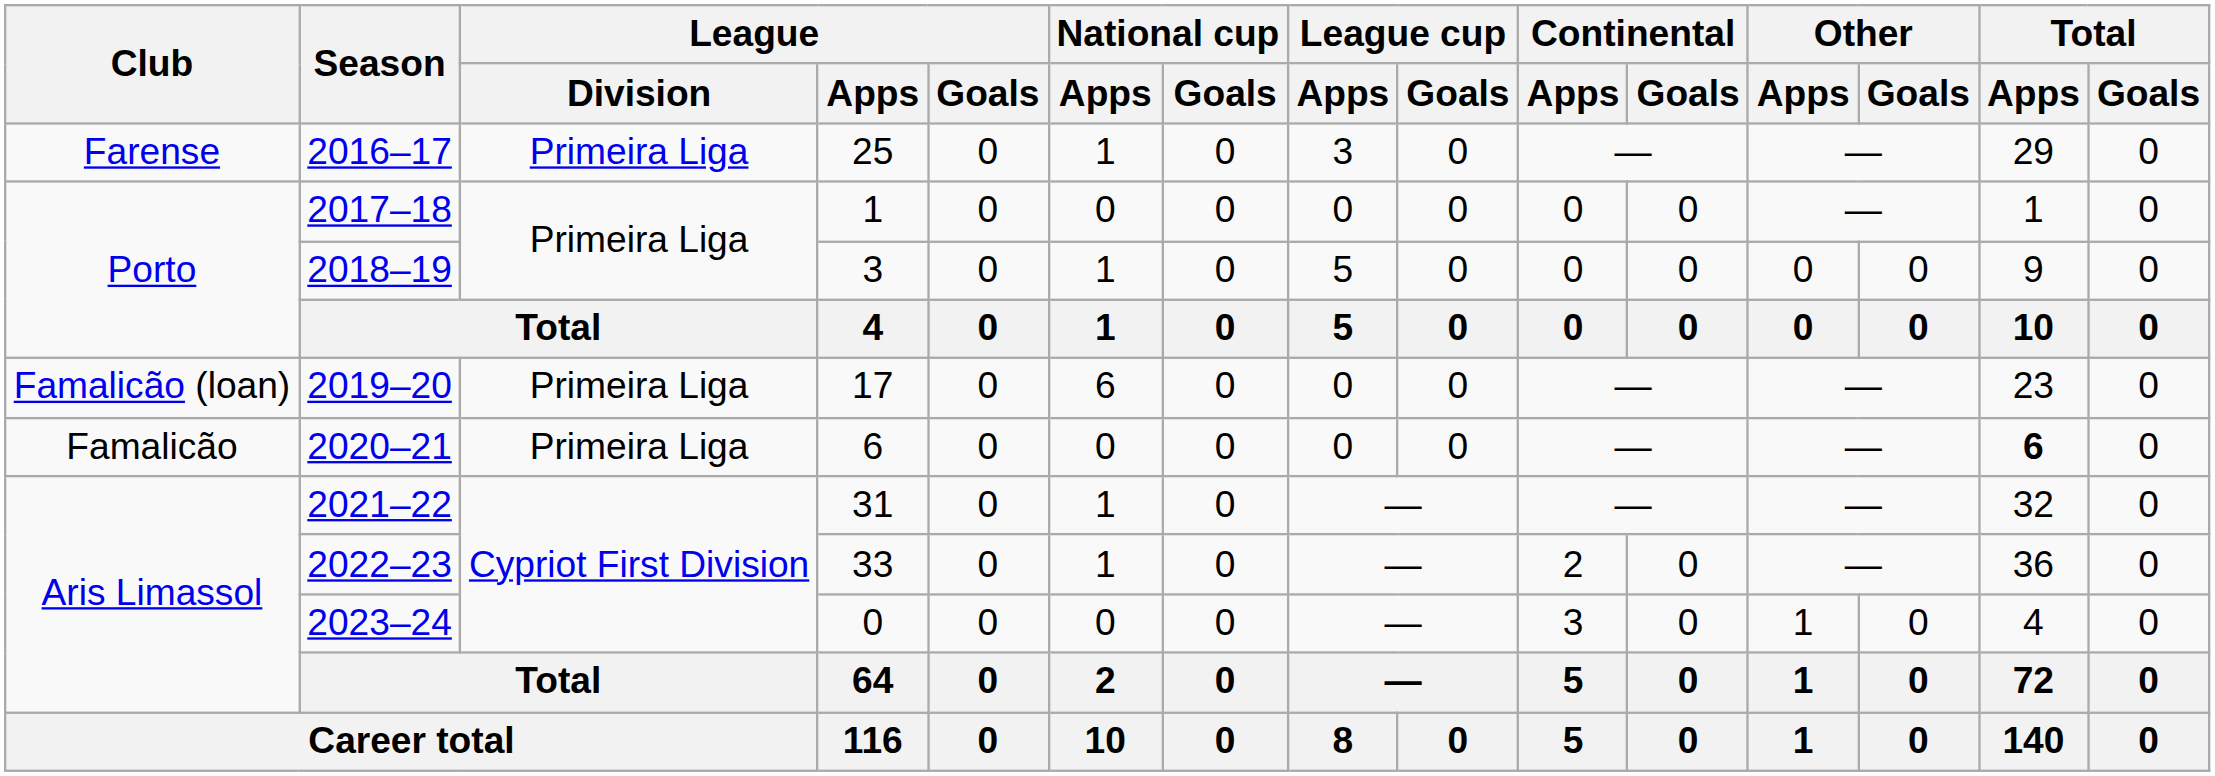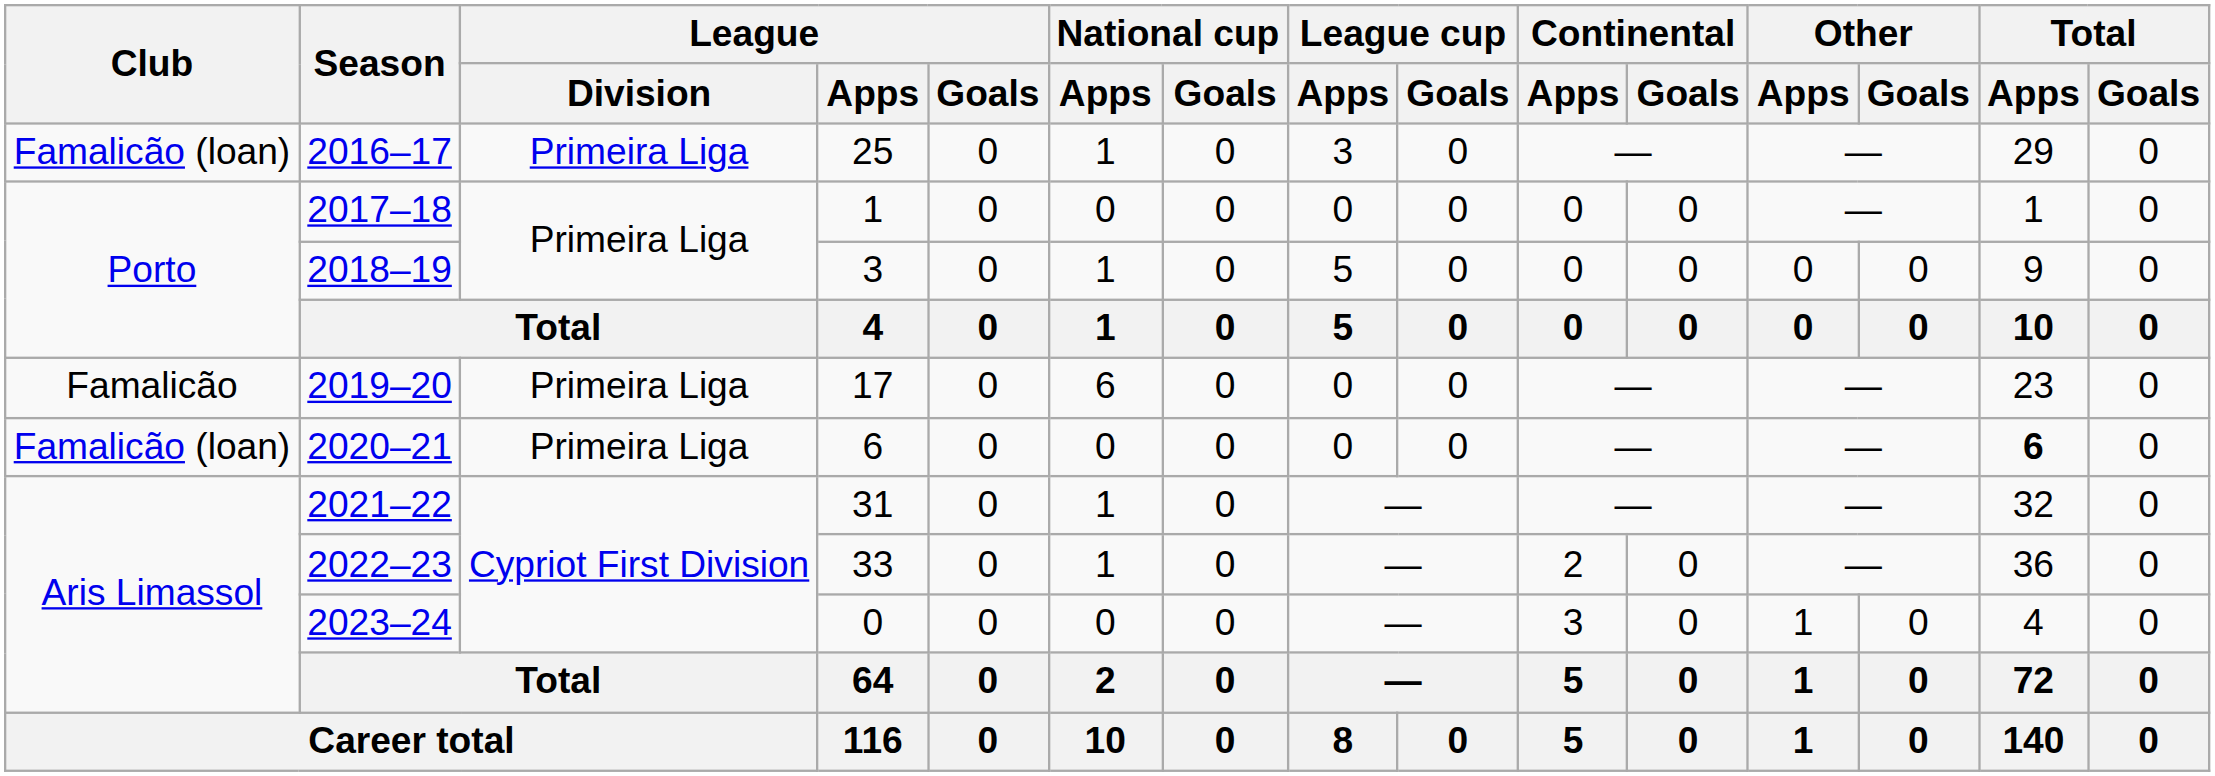(152, 151) Farense -> (152, 151) Famalicão (loan)
(152, 387) Famalicão (loan) -> (152, 387) Famalicão
(152, 446) Famalicão -> (152, 446) Famalicão (loan)
